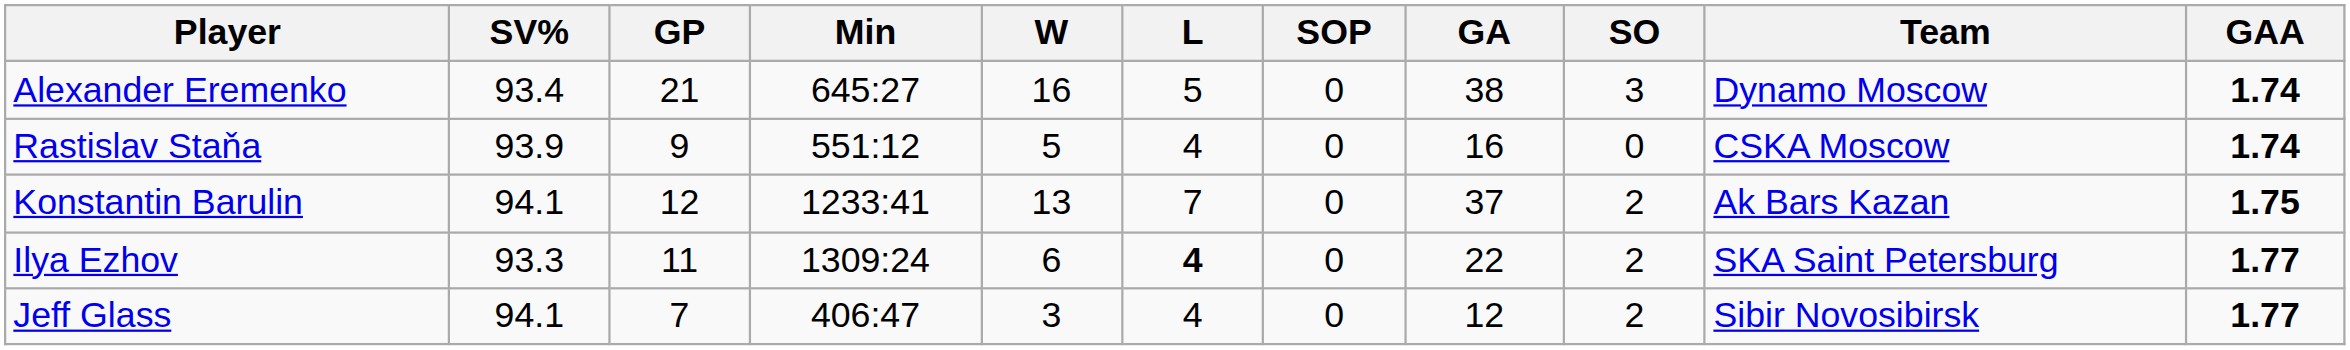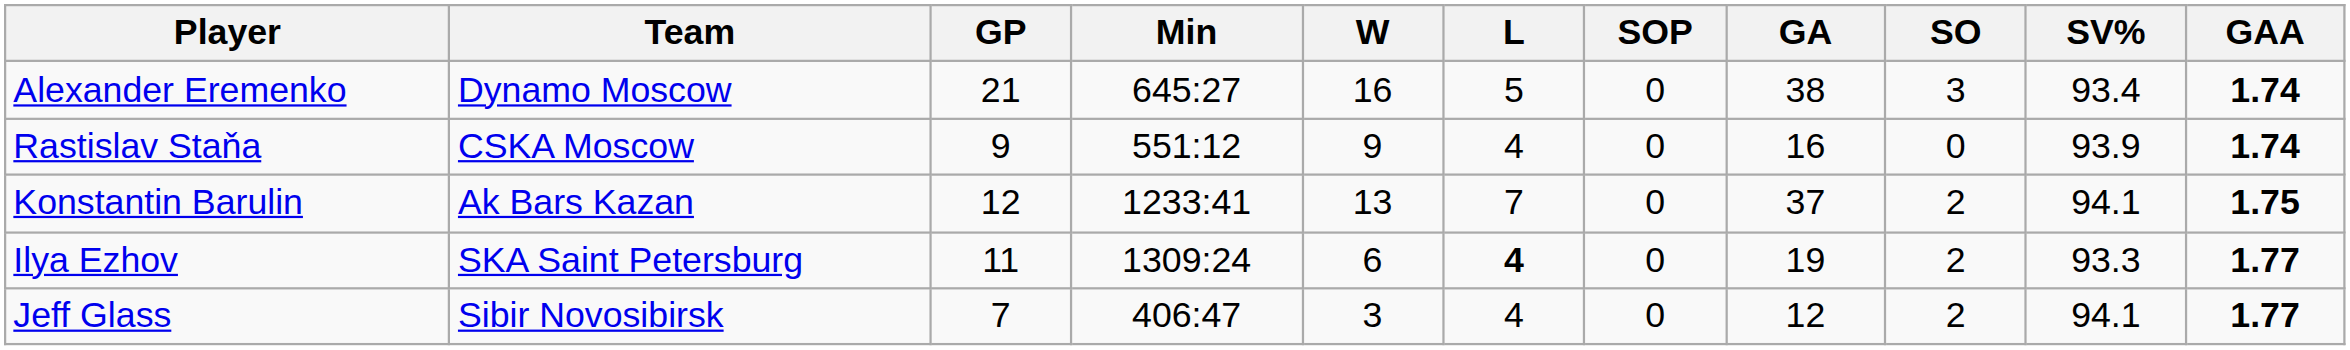columns swapped: (1945, 32) <-> (529, 32)
(1051, 145) 5 -> (1373, 145) 9
(1484, 259) 22 -> (1805, 259) 19
